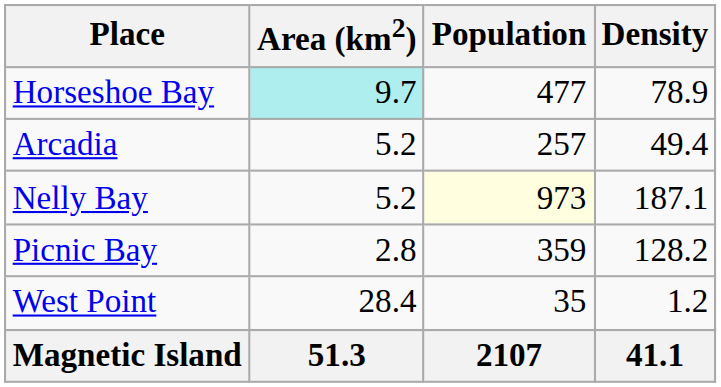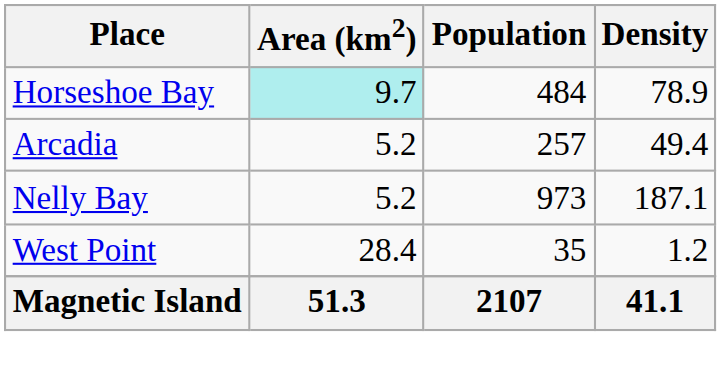(562, 92) 477 -> (562, 92) 484
(562, 197) lightyellow background -> (562, 197) no background
- row: (85, 249)
